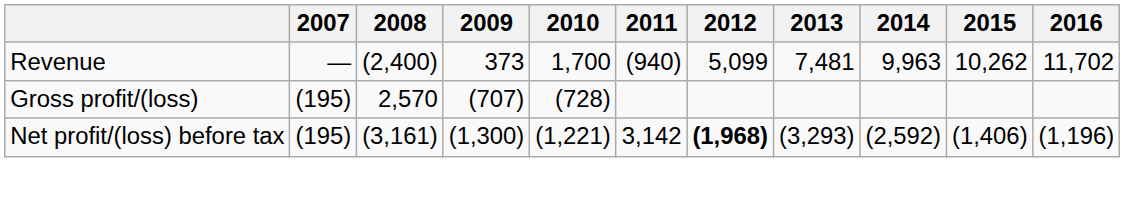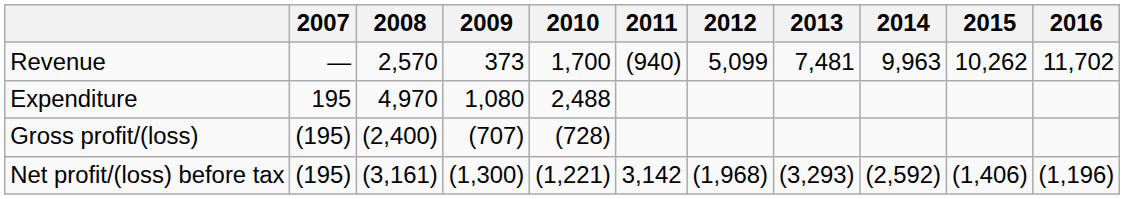(400, 61) (2,400) -> (408, 61) 2,570
+ row: (74, 99)
(408, 99) 2,570 -> (400, 136) (2,400)
(730, 136) bold -> (730, 174) normal
